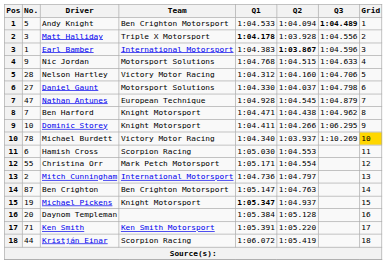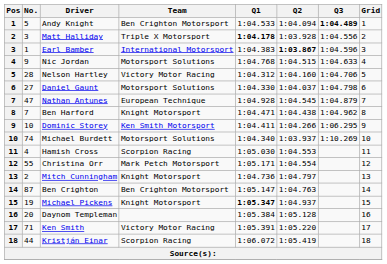(161, 126) Knight Motorsport -> (168, 126) Ken Smith Motorsport
(29, 139) 78 -> (29, 139) 74
(168, 139) Victory Motor Racing -> (168, 139) Motorsport Solutions
(366, 139) gold background -> (366, 139) no background
(26, 151) 6 -> (26, 151) 4
(177, 177) International Motorsport -> (161, 177) Knight Motorsport
(168, 228) Ken Smith Motorsport -> (168, 228) Victory Motor Racing
